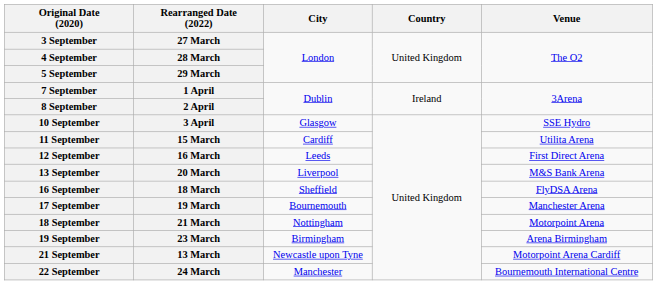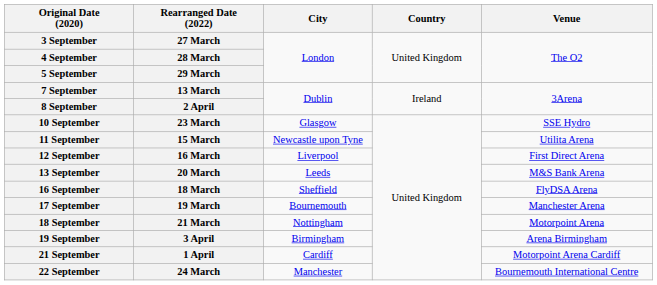(199, 90) 1 April -> (199, 90) 13 March
(199, 123) 3 April -> (199, 123) 23 March
(318, 139) Cardiff -> (318, 139) Newcastle upon Tyne
(318, 156) Leeds -> (318, 156) Liverpool
(318, 172) Liverpool -> (318, 172) Leeds
(199, 238) 23 March -> (199, 238) 3 April
(199, 255) 13 March -> (199, 255) 1 April
(318, 255) Newcastle upon Tyne -> (318, 255) Cardiff
